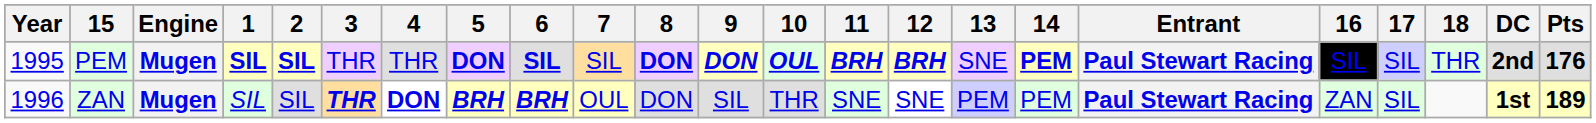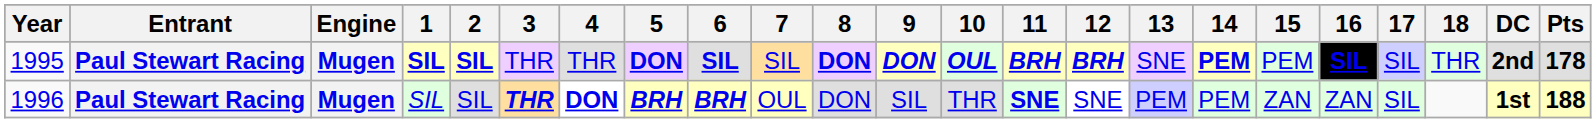columns swapped: (1198, 23) <-> (101, 23)
(1349, 61) normal -> (1349, 61) bold
(1566, 61) 176 -> (1566, 61) 178
(857, 99) normal -> (1035, 99) bold
(1566, 99) 189 -> (1566, 99) 188
